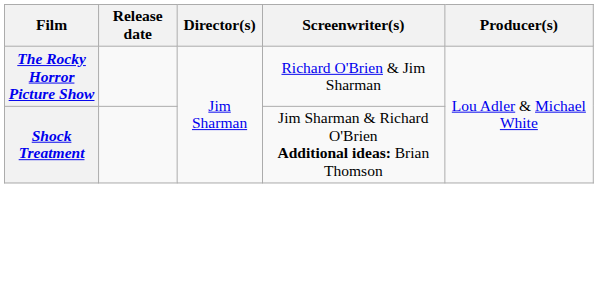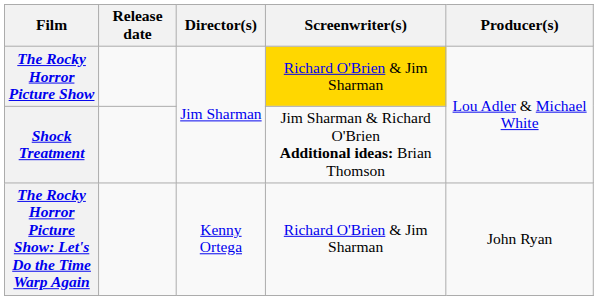(353, 76) no background -> (356, 76) gold background
+ row: (52, 239)
